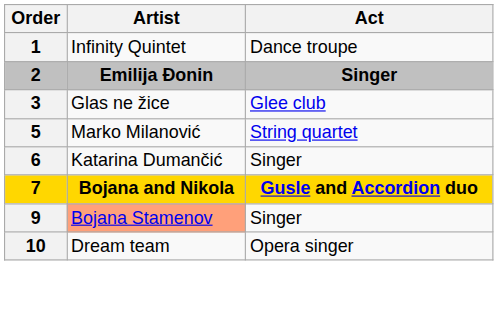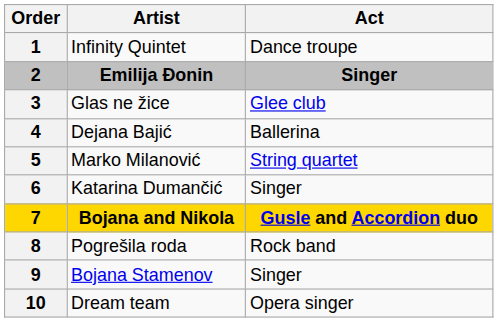+ row: (36, 132)
+ row: (36, 246)
(142, 217) lightsalmon background -> (142, 274) no background
